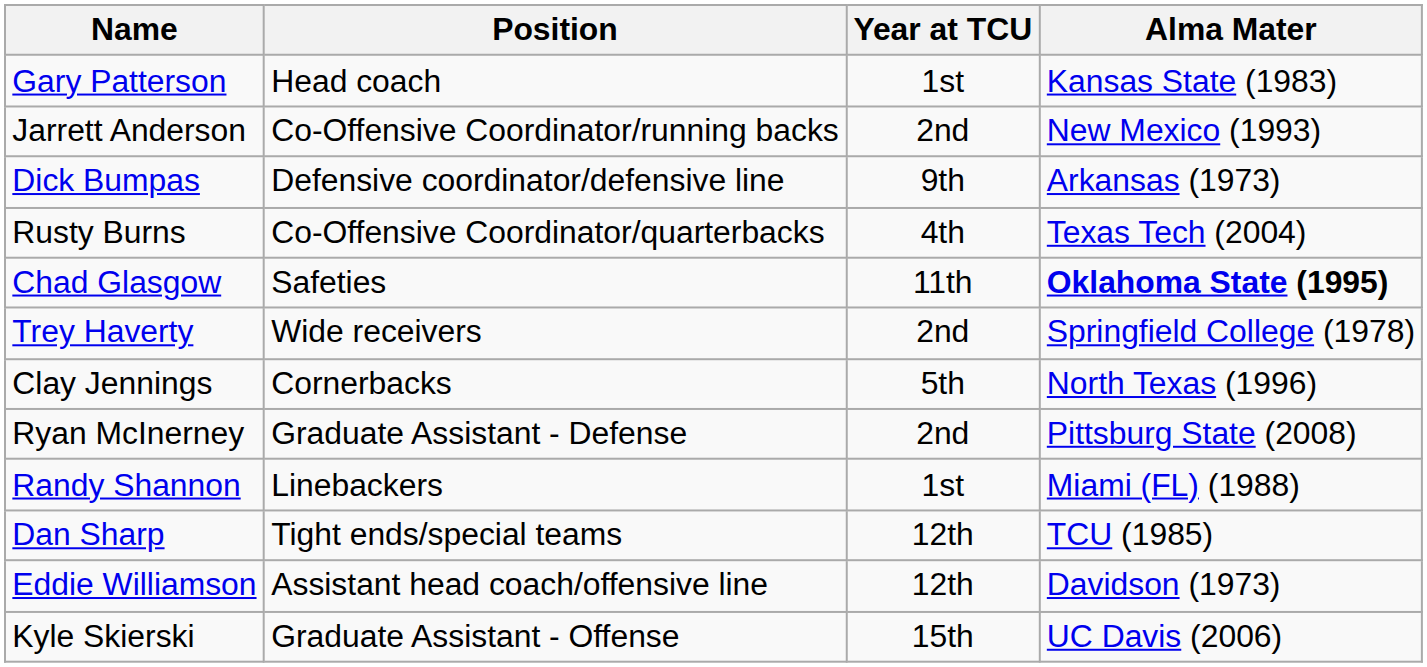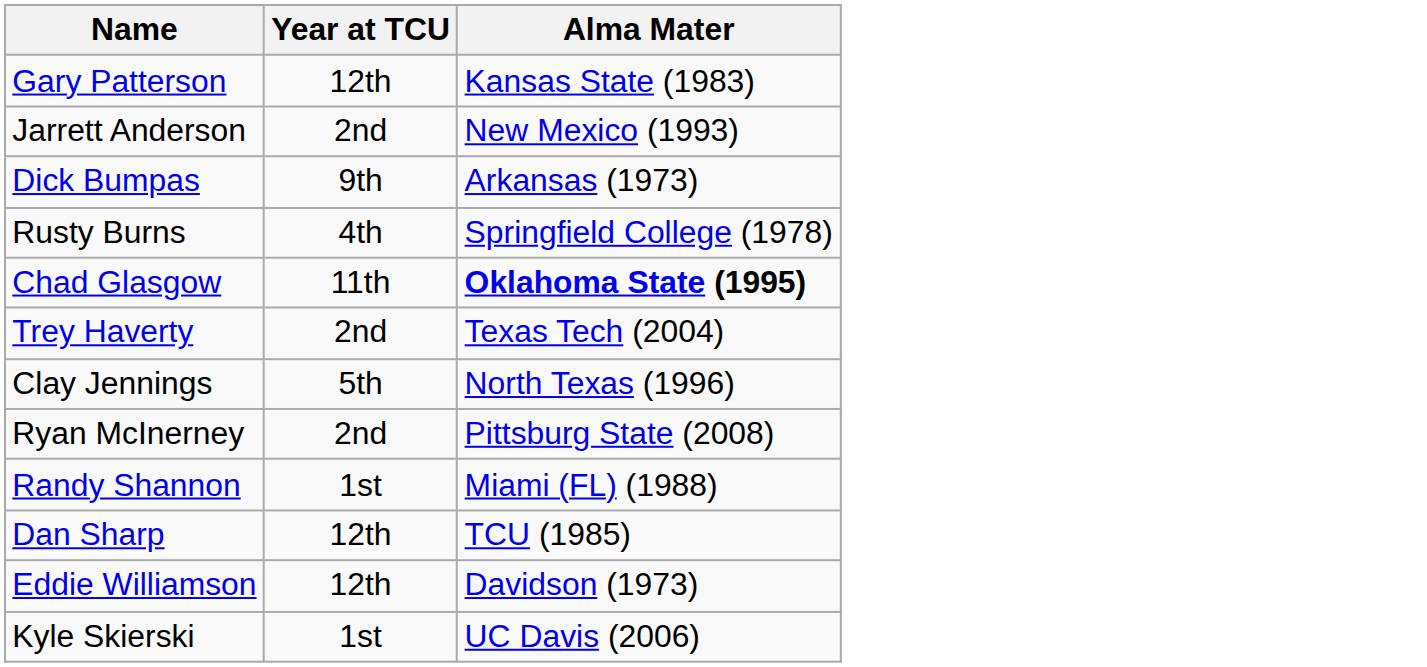- column: (555, 29)
(943, 80) 1st -> (361, 80) 12th
(1177, 231) Texas Tech (2004) -> (649, 231) Springfield College (1978)
(1231, 332) Springfield College (1978) -> (594, 332) Texas Tech (2004)
(943, 635) 15th -> (361, 635) 1st
